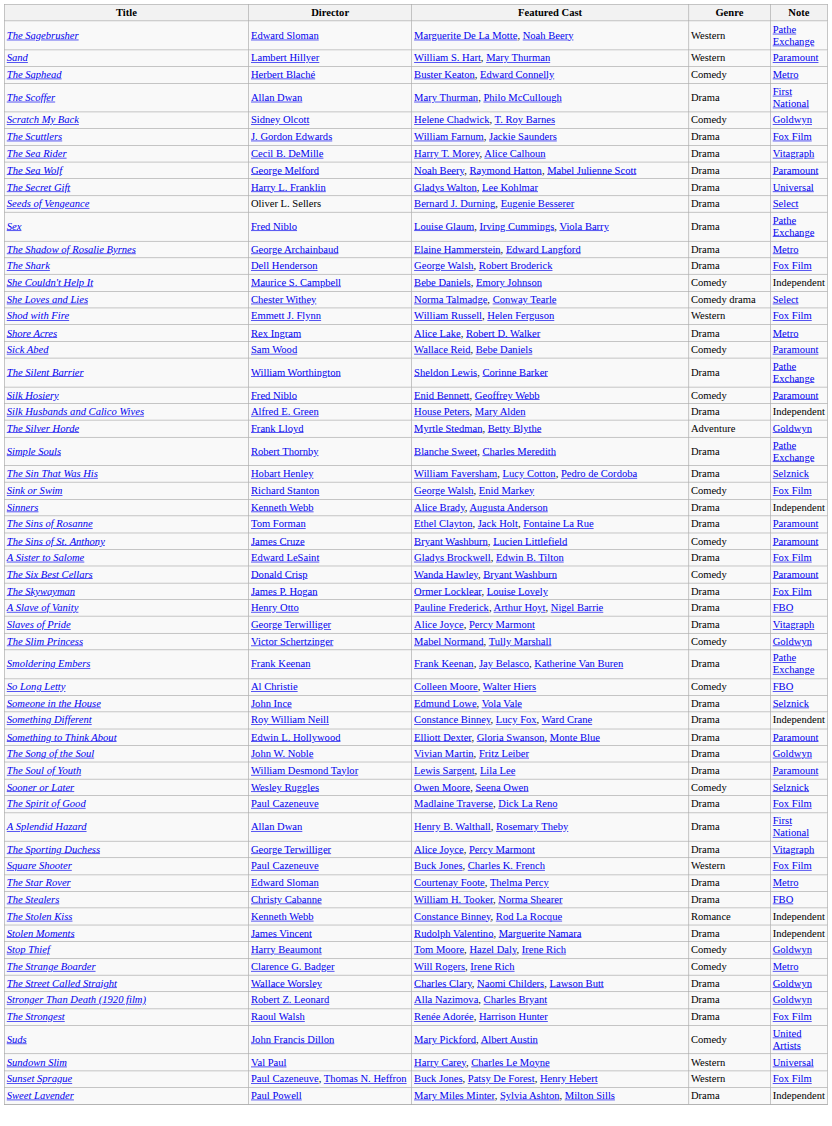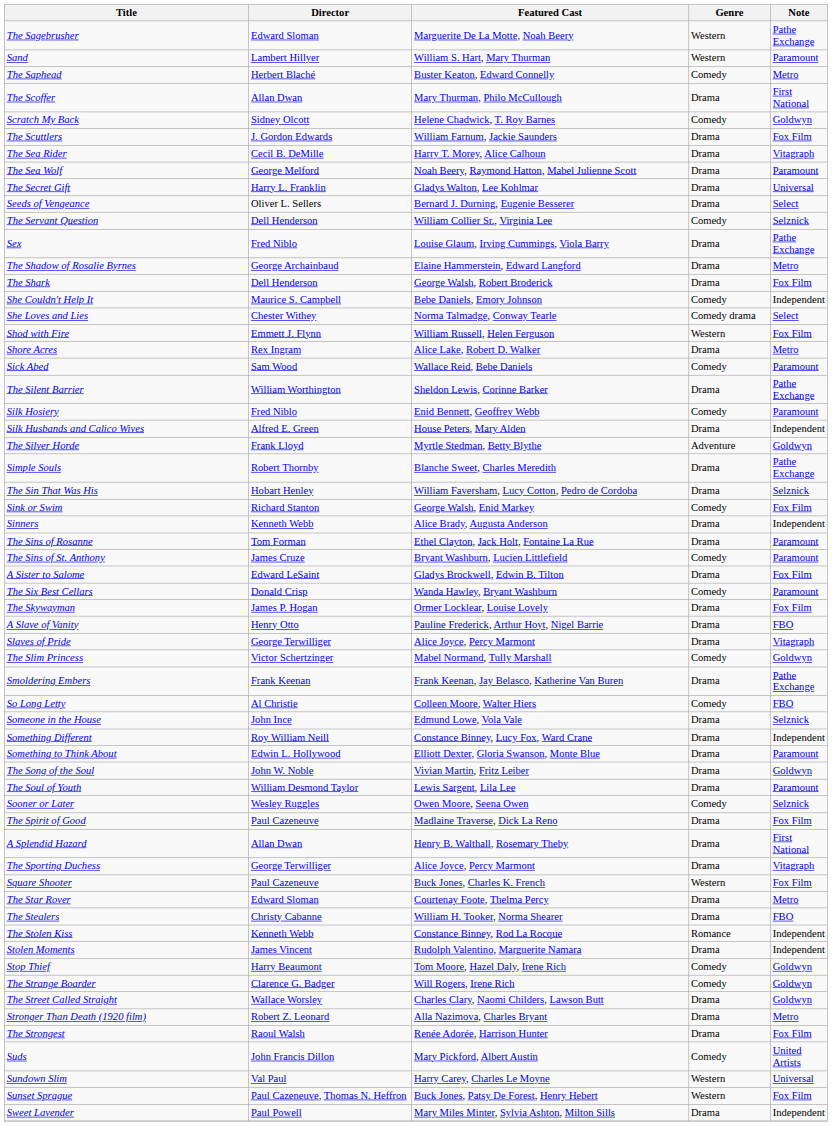+ row: (53, 220)
(786, 966) Metro -> (792, 983) Goldwyn
(792, 1000) Goldwyn -> (786, 1017) Metro
